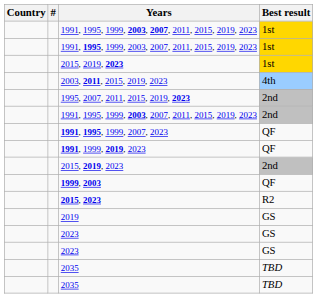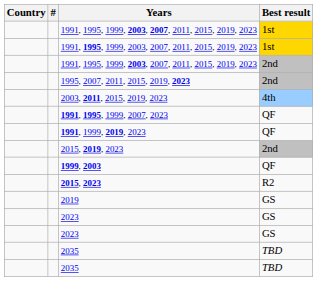- row: (92, 64)
rows swapped: (159, 115) <-> (114, 81)
